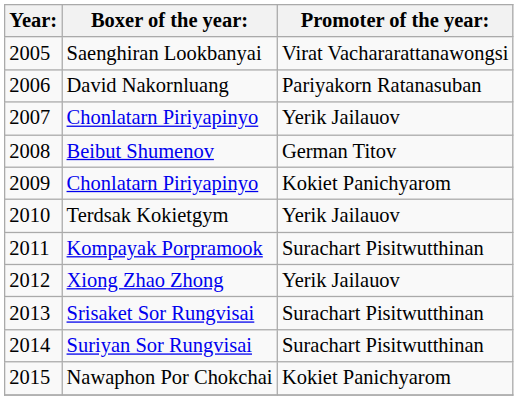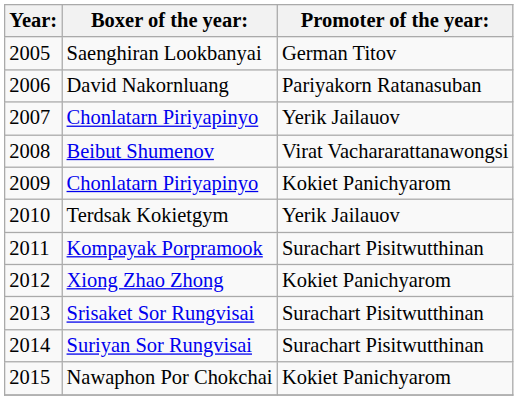(395, 53) Virat Vachararattanawongsi -> (339, 53) German Titov
(339, 150) German Titov -> (395, 150) Virat Vachararattanawongsi
(341, 280) Yerik Jailauov -> (366, 280) Kokiet Panichyarom
